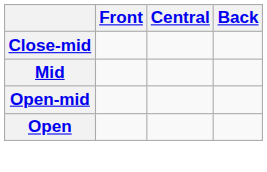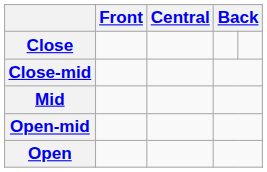+ row: (50, 45)
